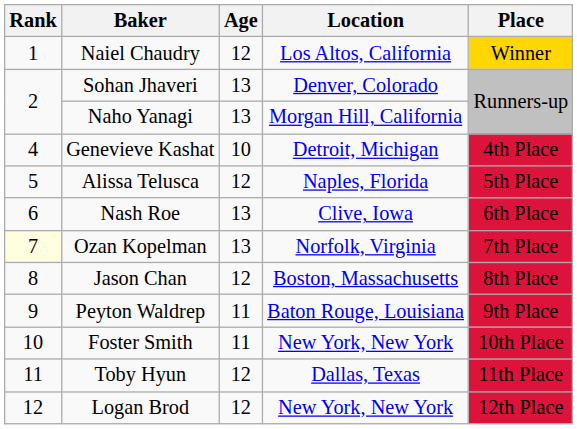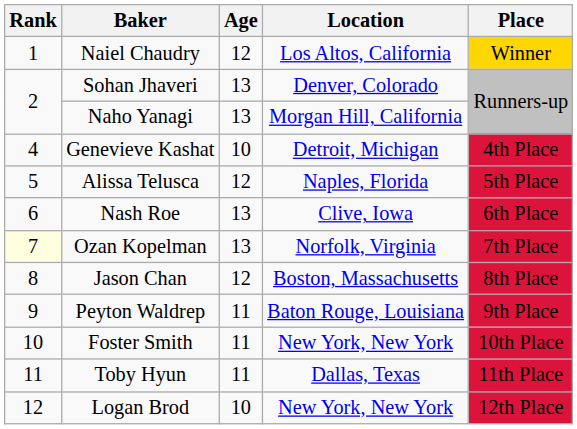(241, 375) 12 -> (241, 375) 11
(241, 407) 12 -> (241, 407) 10
